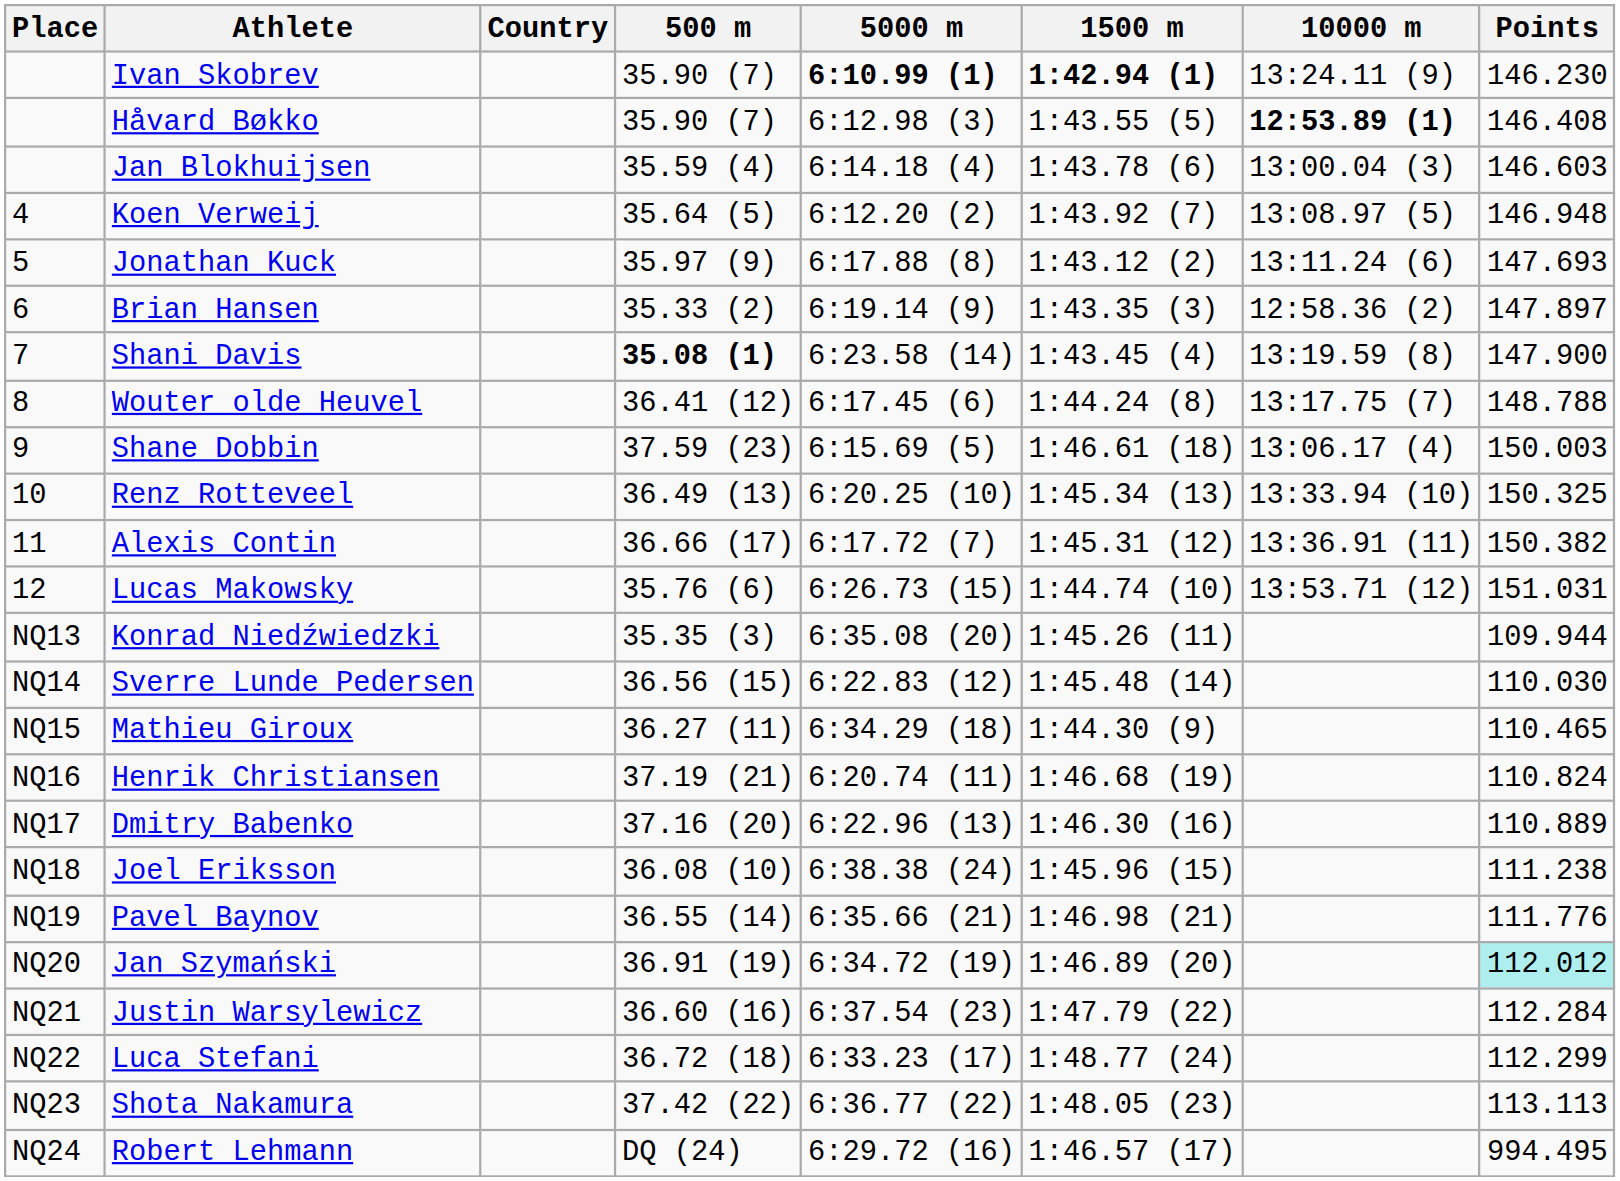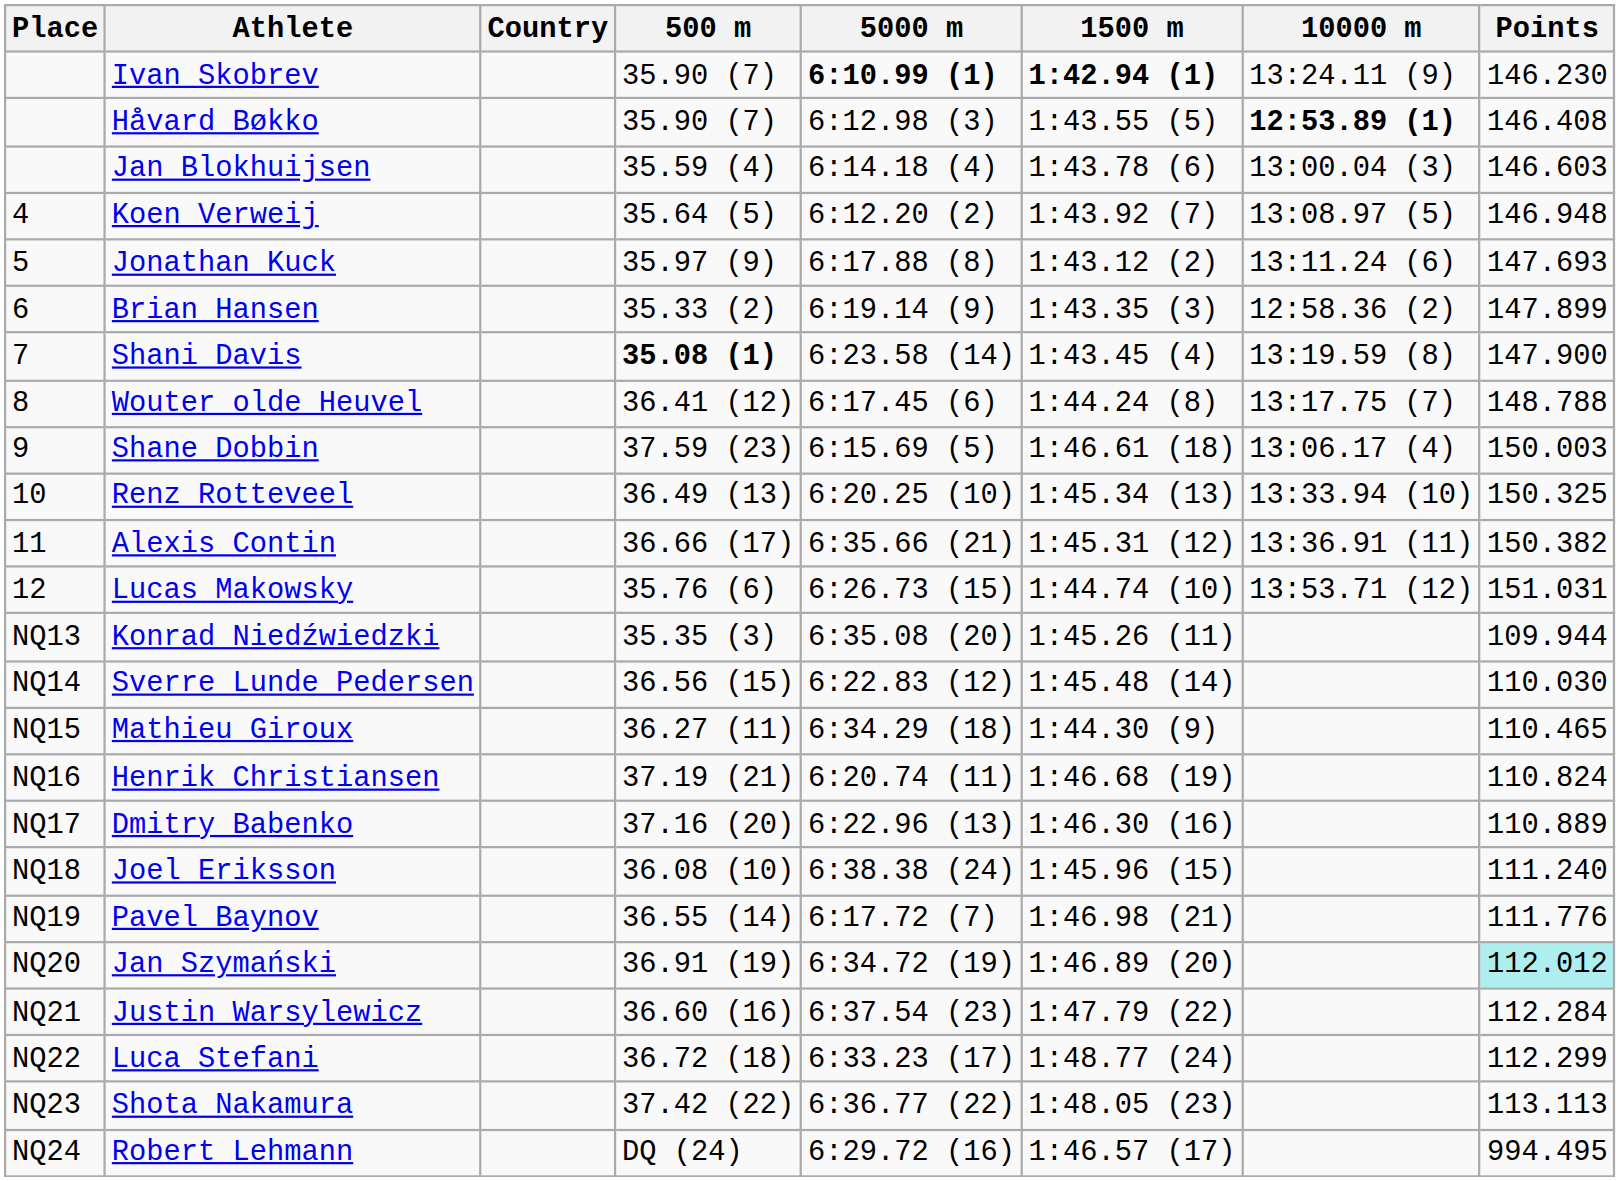(1547, 309) 147.897 -> (1547, 309) 147.899
(903, 544) 6:17.72 (7) -> (911, 544) 6:35.66 (21)
(1547, 871) 111.238 -> (1547, 871) 111.240
(911, 918) 6:35.66 (21) -> (903, 918) 6:17.72 (7)
